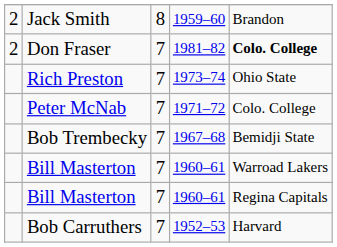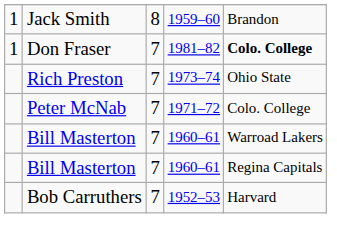(14, 19) 2 -> (14, 19) 1
(14, 49) 2 -> (14, 49) 1
- row: (87, 138)
